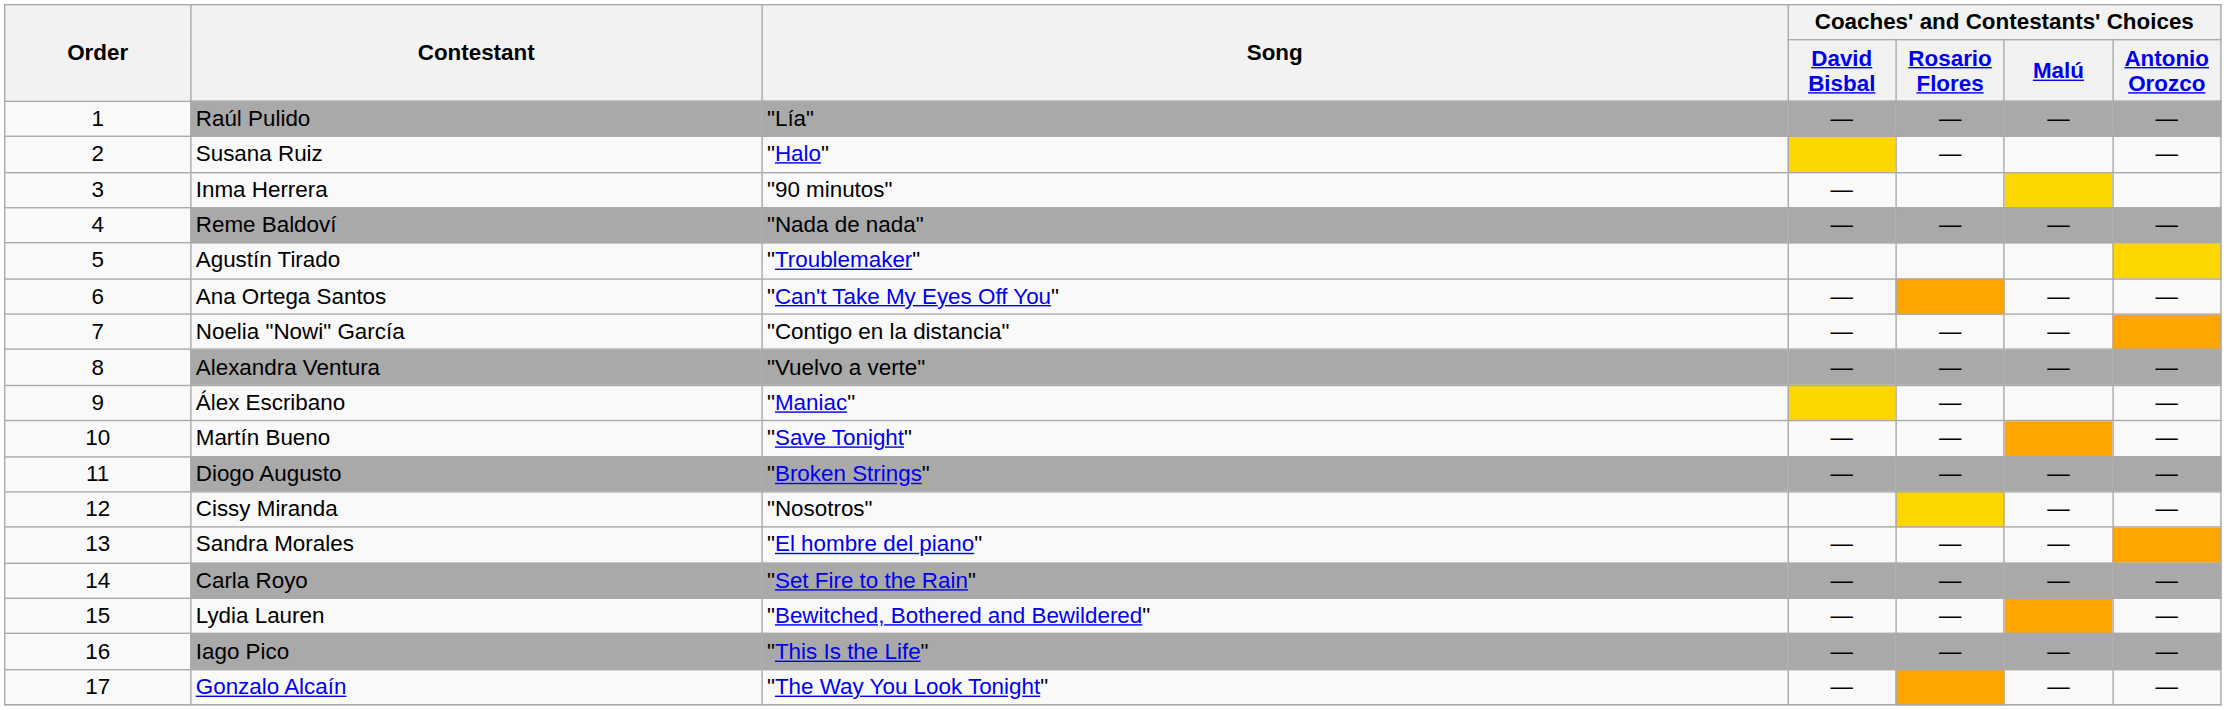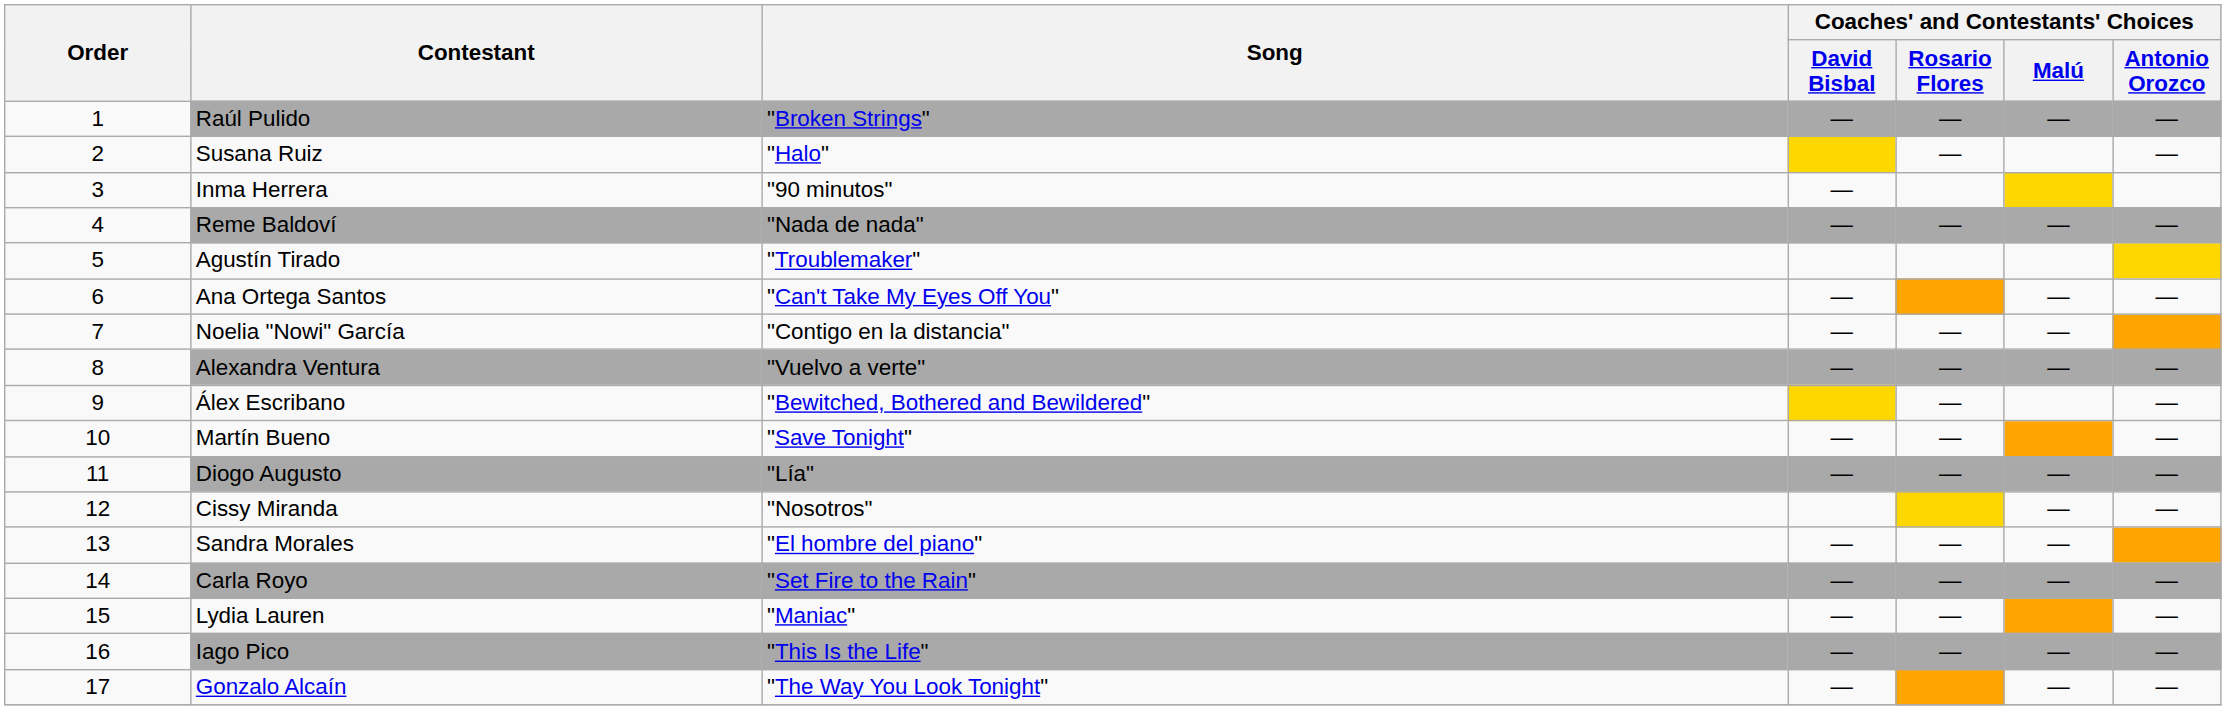(791, 118) "Lía" -> (848, 118) "Broken Strings"
(811, 402) "Maniac" -> (959, 402) "Bewitched, Bothered and Bewildered"
(848, 473) "Broken Strings" -> (791, 473) "Lía"
(959, 615) "Bewitched, Bothered and Bewildered" -> (811, 615) "Maniac"
